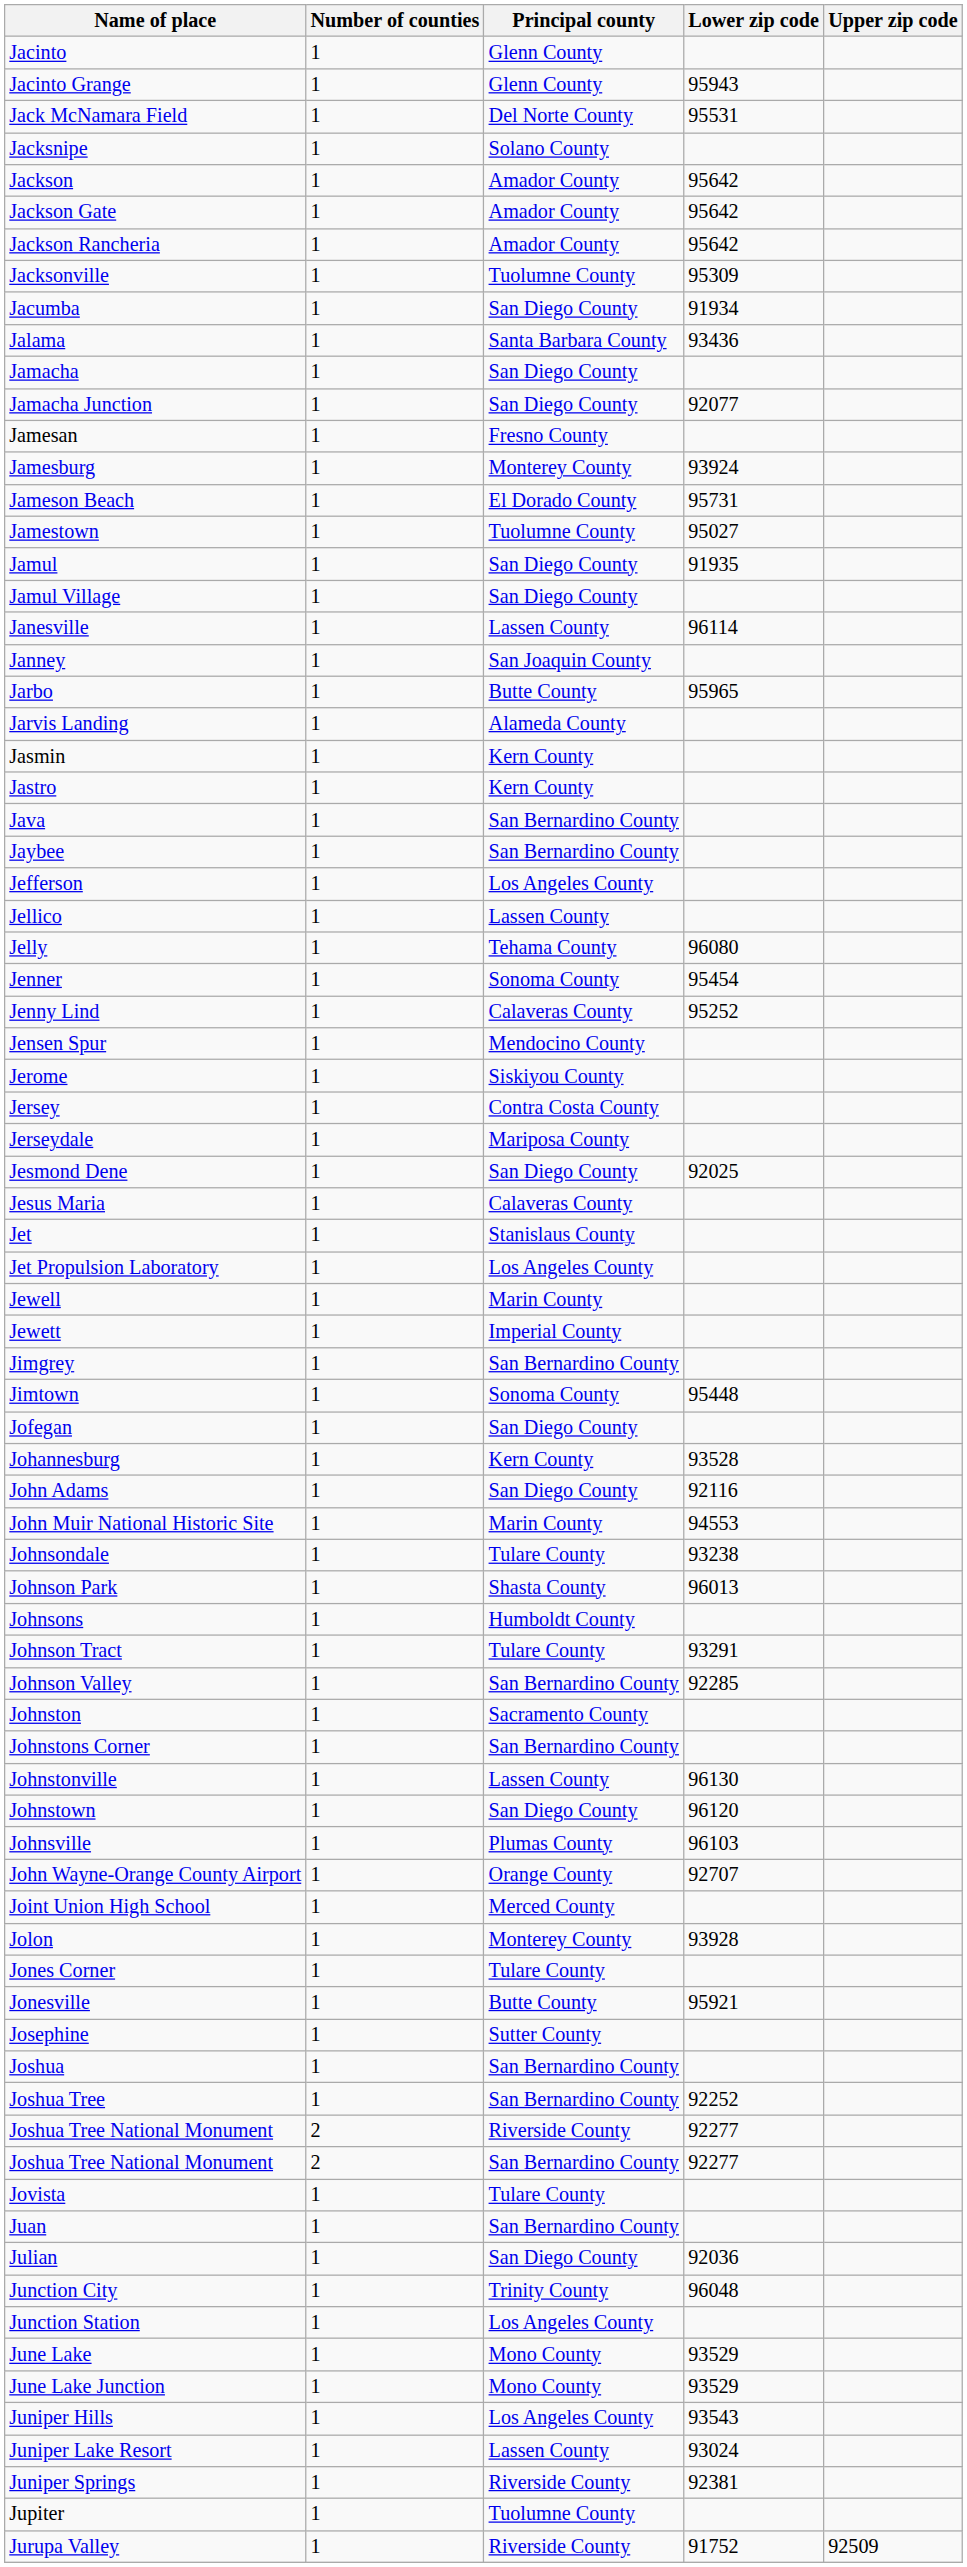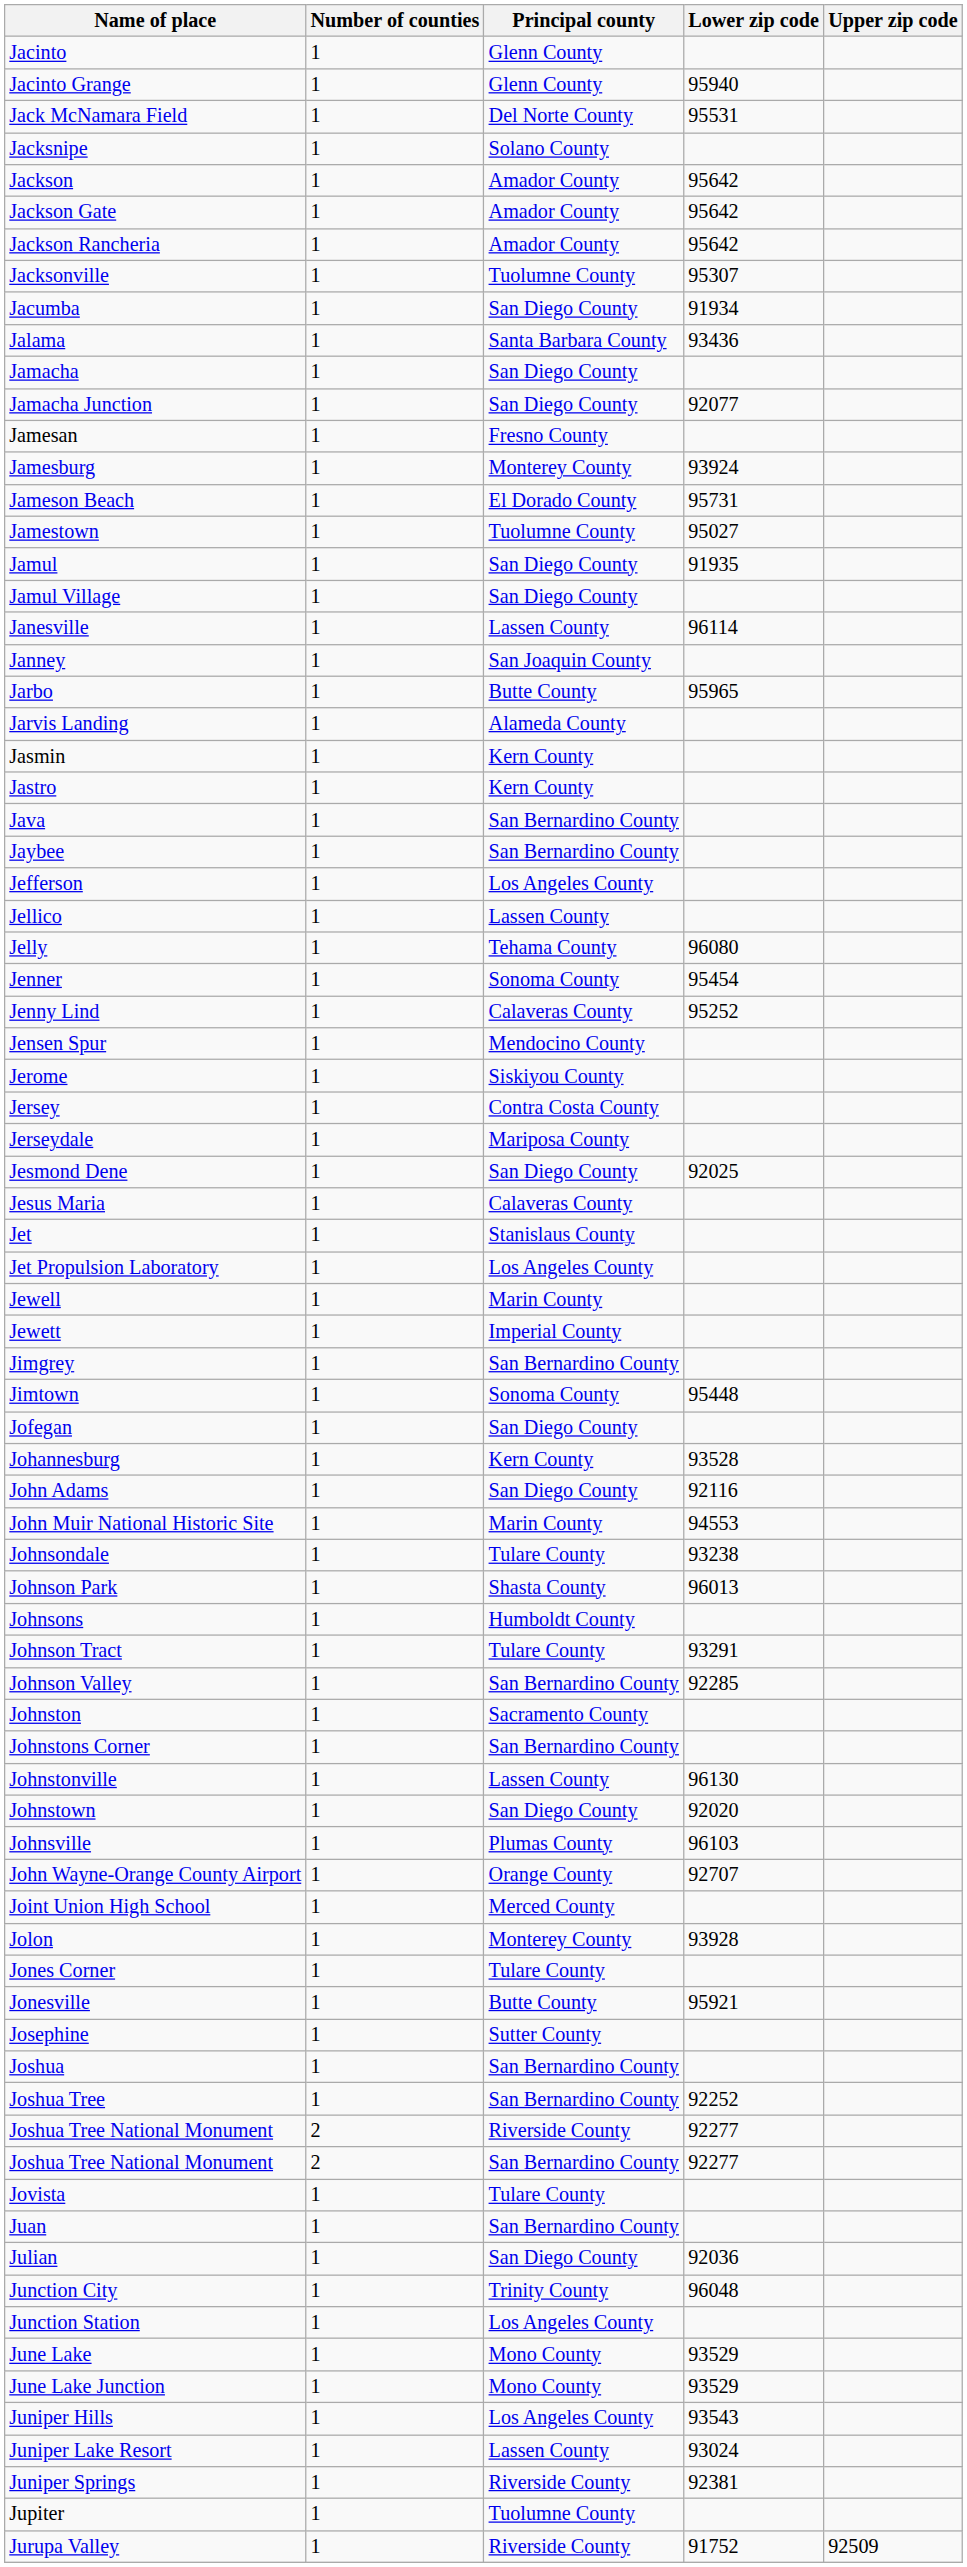(713, 84) 95943 -> (713, 84) 95940
(713, 276) 95309 -> (713, 276) 95307
(713, 1810) 96120 -> (713, 1810) 92020
